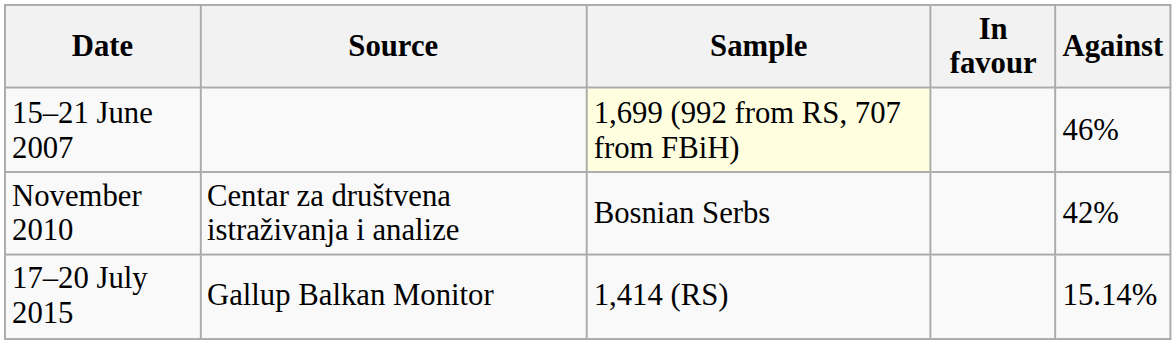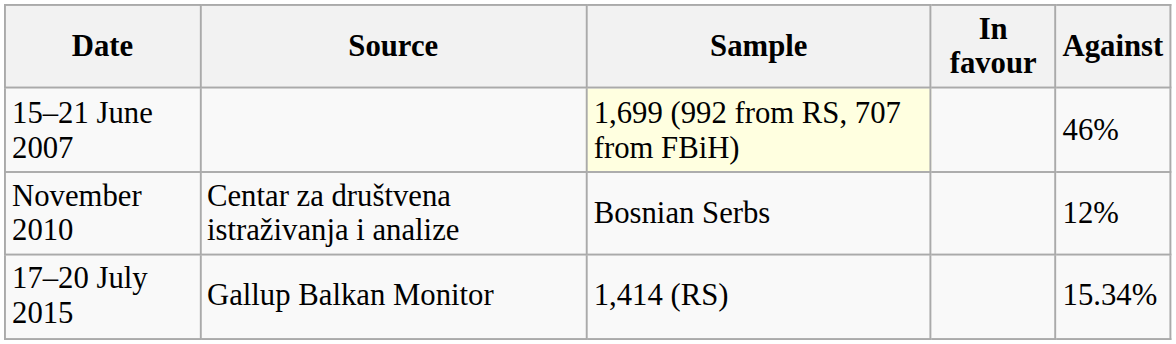(1091, 212) 42% -> (1091, 212) 12%
(1110, 295) 15.14% -> (1110, 295) 15.34%
